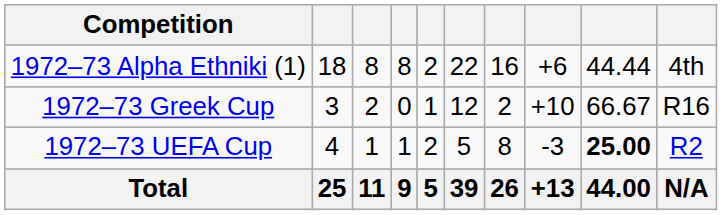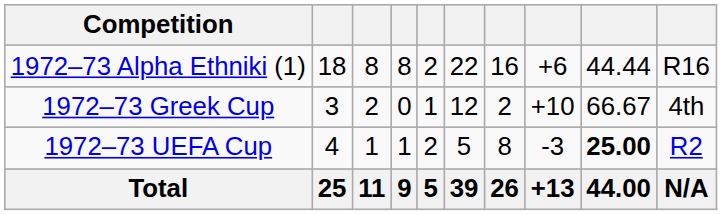(686, 65) 4th -> (686, 65) R16
(686, 106) R16 -> (686, 106) 4th
